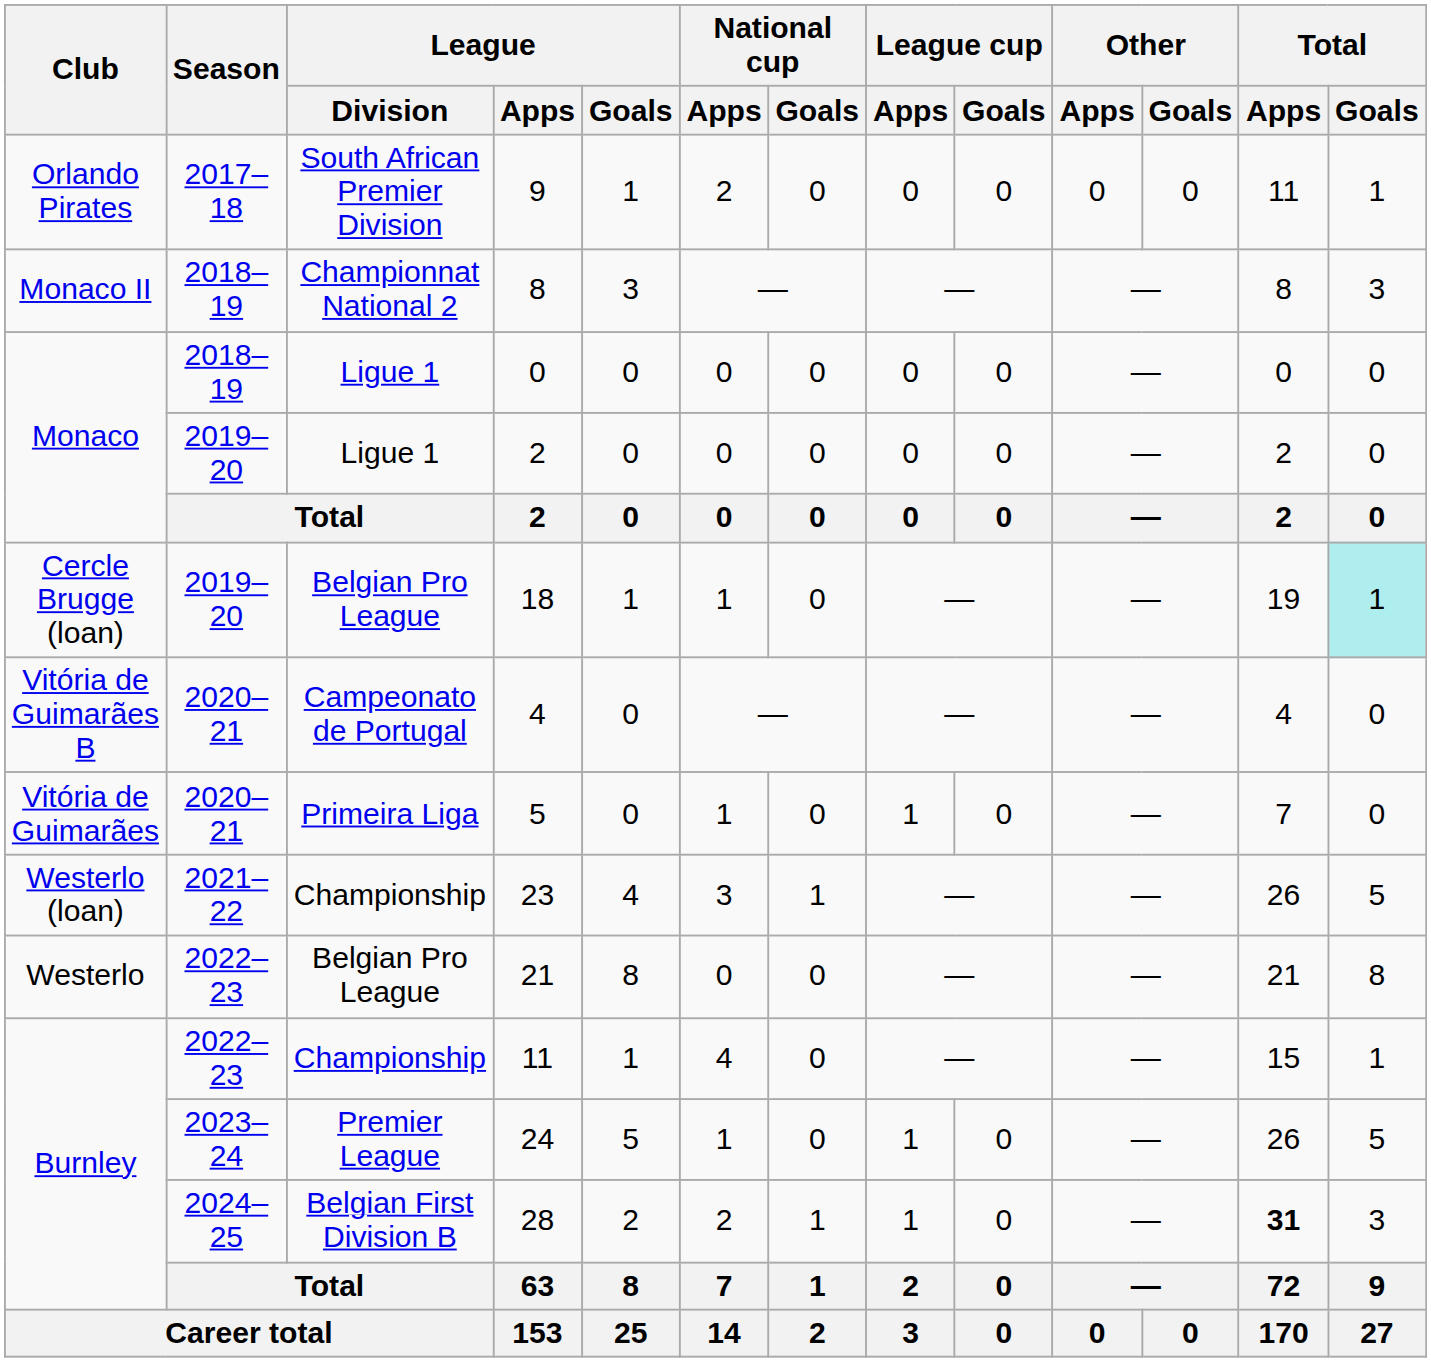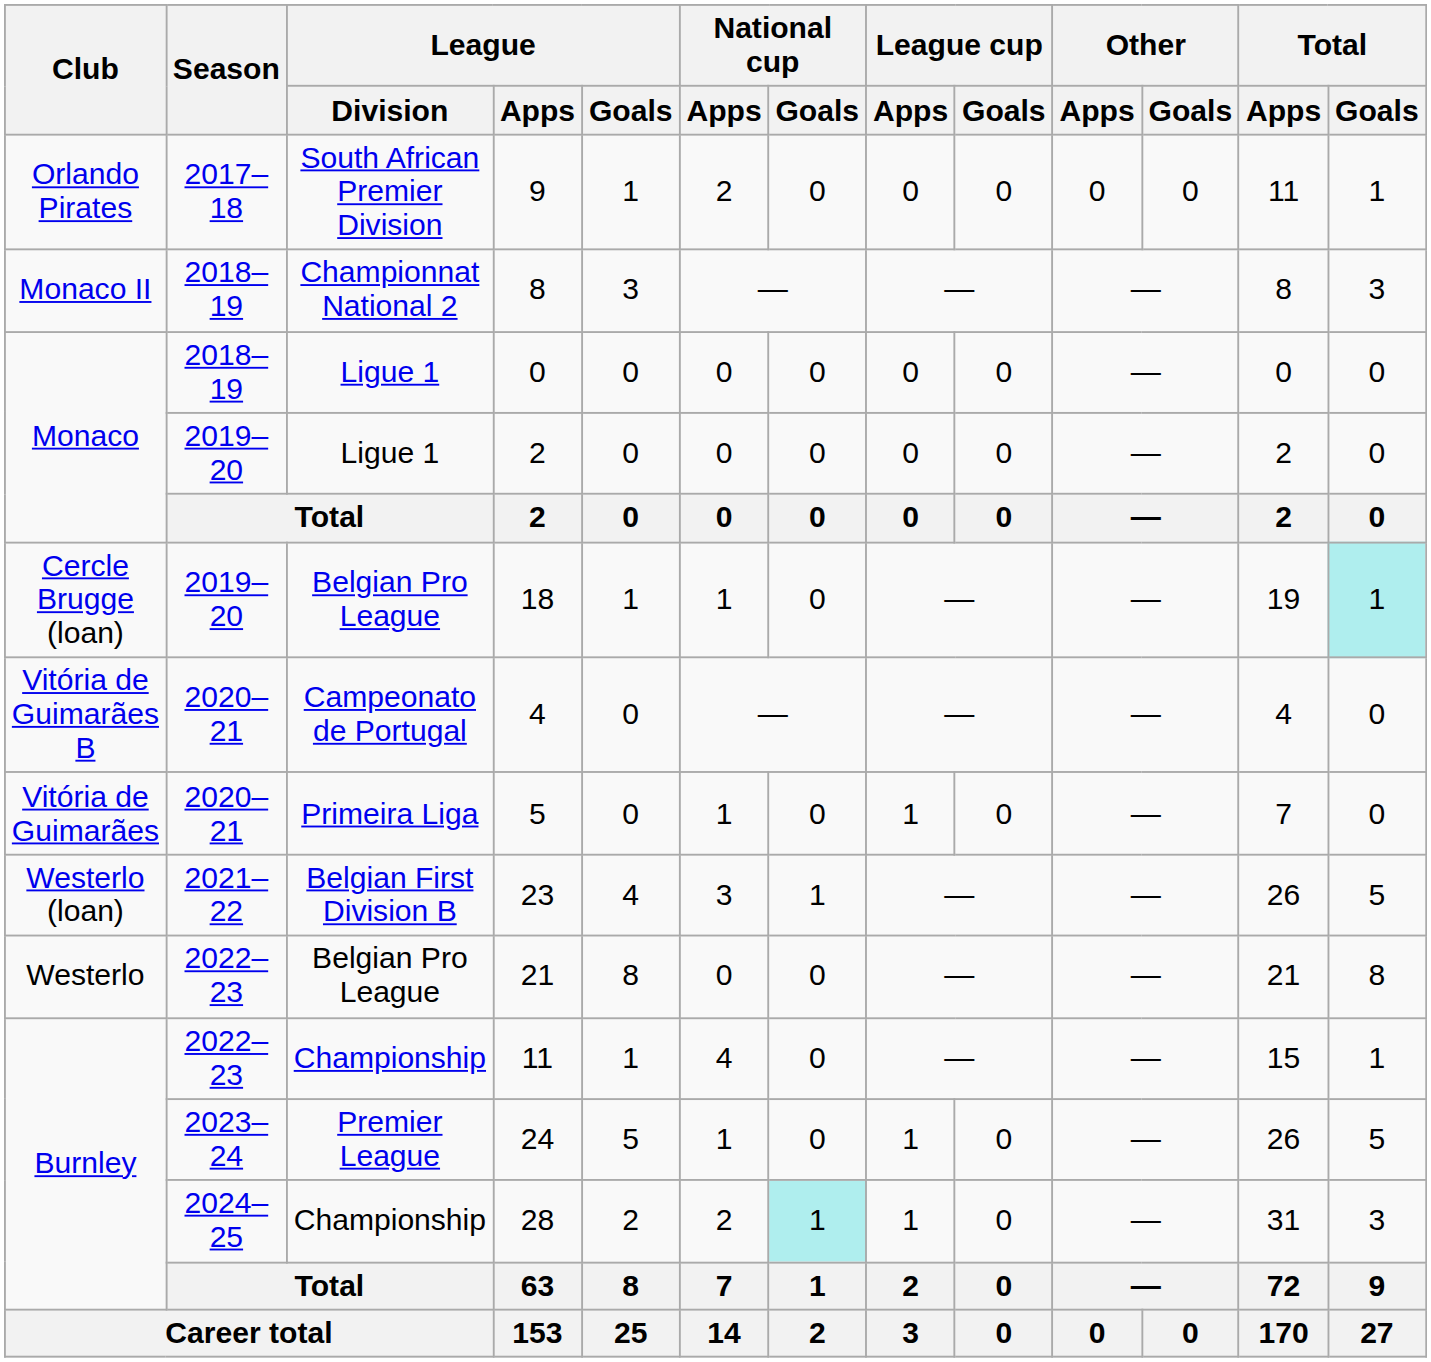(390, 894) Championship -> (390, 894) Belgian First Division B
(390, 1220) Belgian First Division B -> (390, 1220) Championship
(817, 1220) no background -> (817, 1220) paleturquoise background
(1284, 1220) bold -> (1284, 1220) normal
